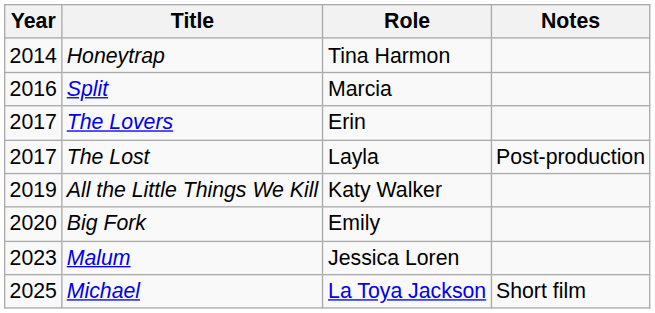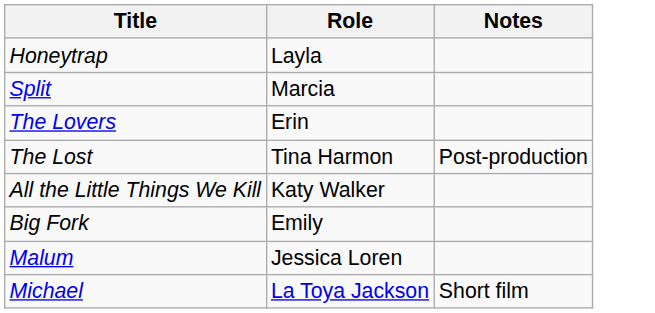- column: (33, 21)
(389, 55) Tina Harmon -> (296, 55) Layla
(353, 156) Layla -> (332, 156) Tina Harmon
